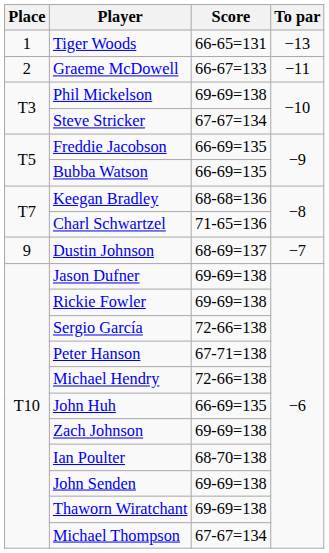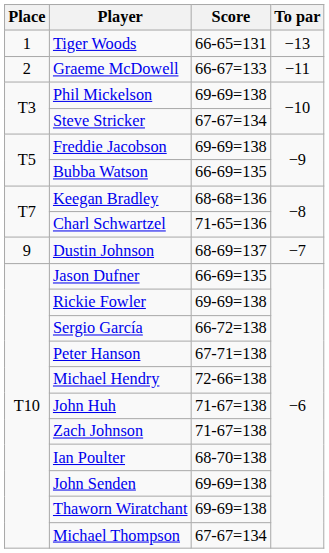(231, 146) 66-69=135 -> (231, 146) 69-69=138
(231, 276) 69-69=138 -> (231, 276) 66-69=135
(231, 328) 72-66=138 -> (231, 328) 66-72=138
(231, 405) 66-69=135 -> (231, 405) 71-67=138
(231, 431) 69-69=138 -> (231, 431) 71-67=138
